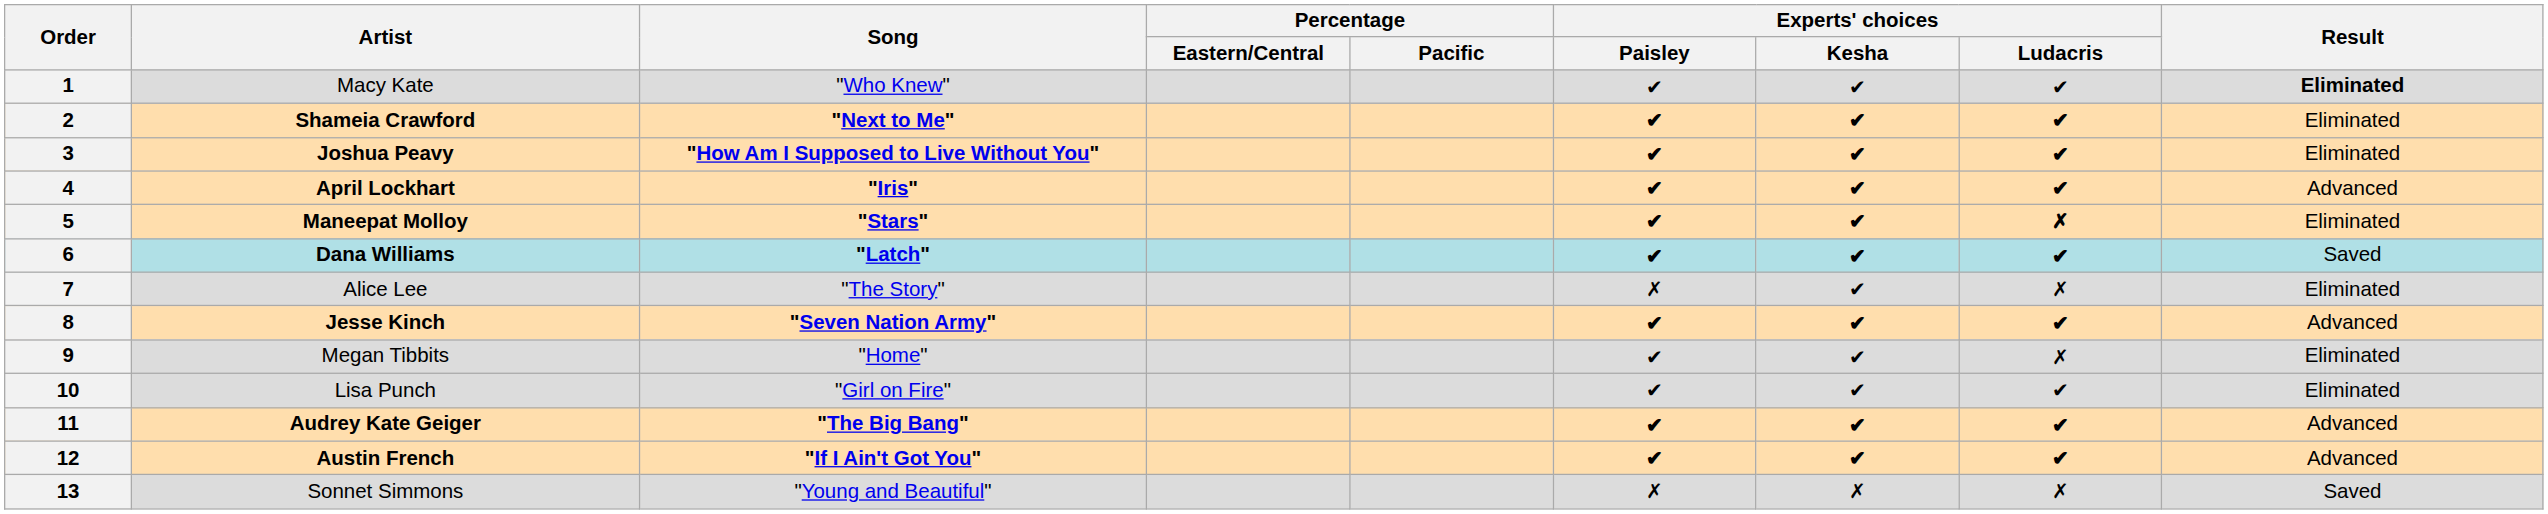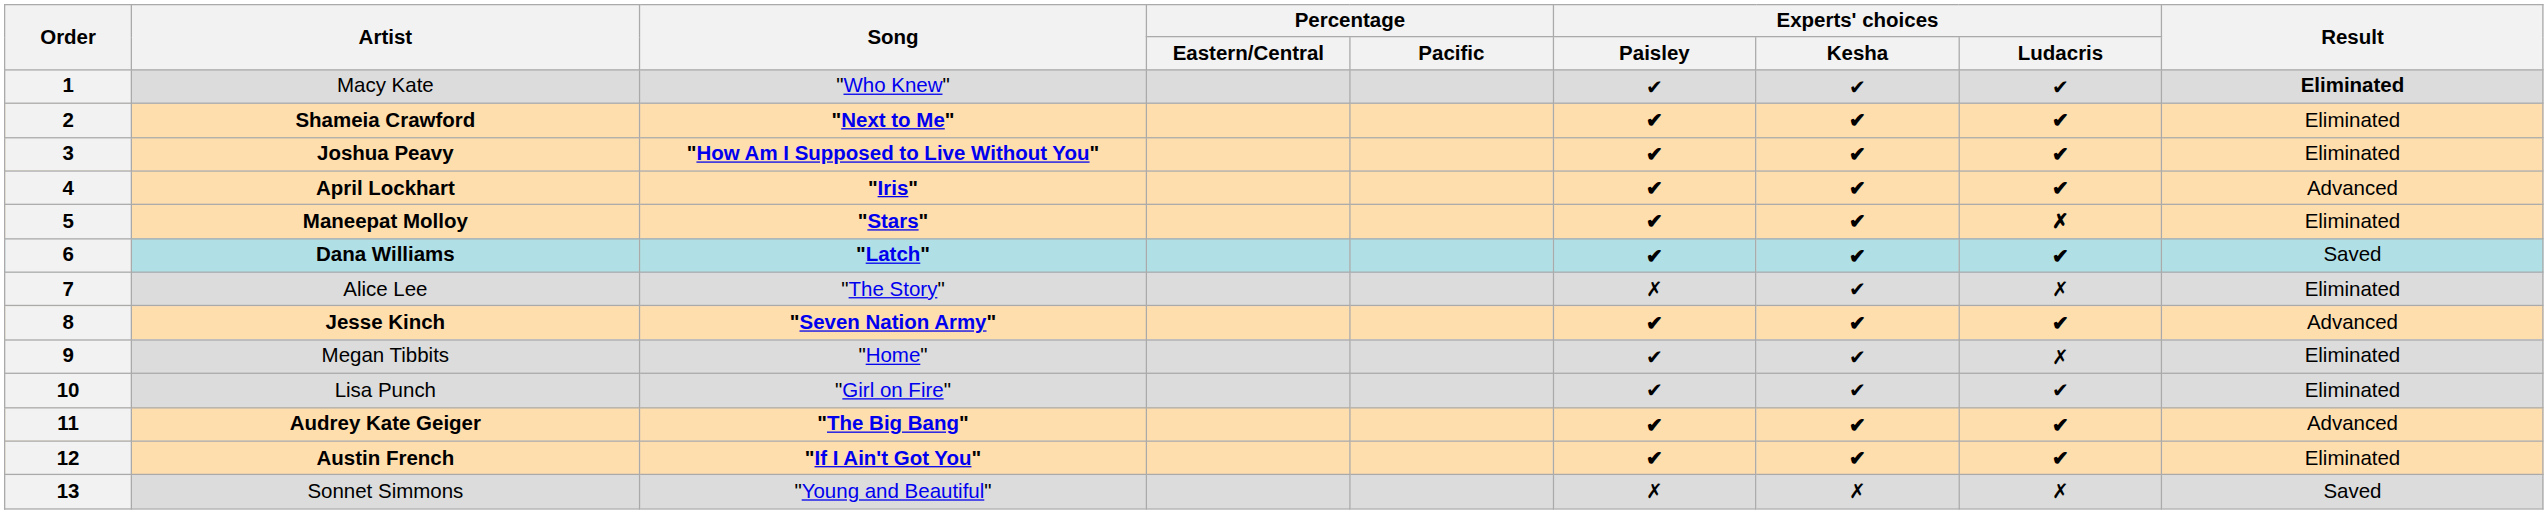(2352, 457) Advanced -> (2352, 457) Eliminated
